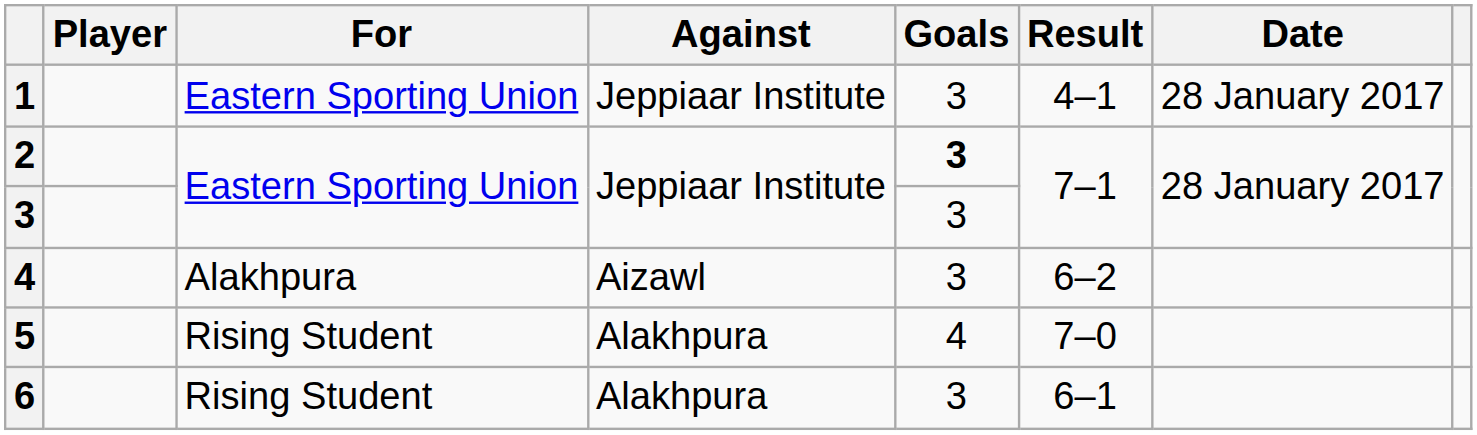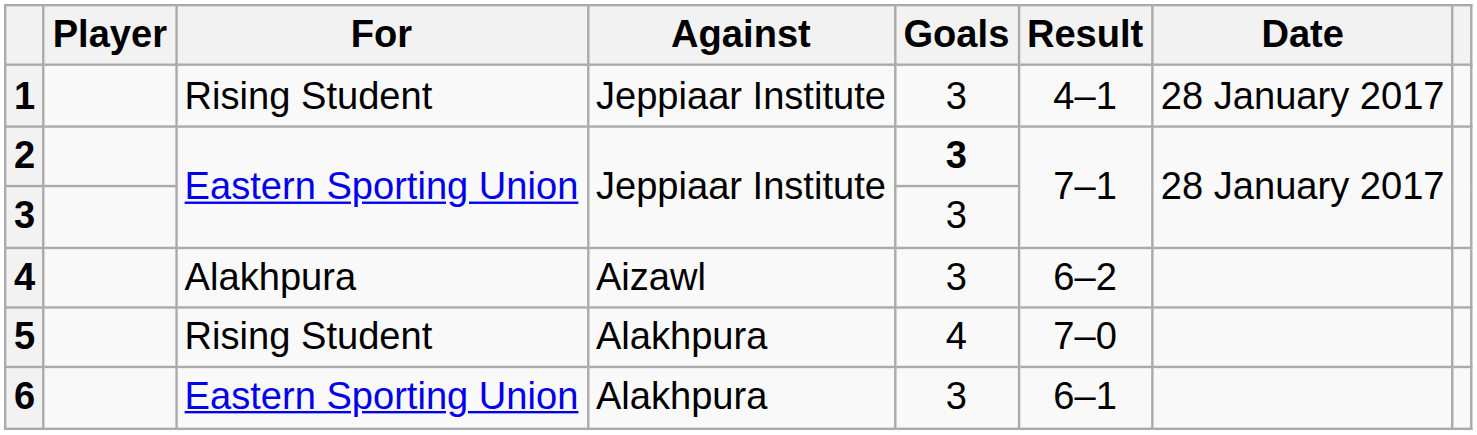(381, 95) Eastern Sporting Union -> (308, 95) Rising Student
(308, 397) Rising Student -> (381, 397) Eastern Sporting Union
